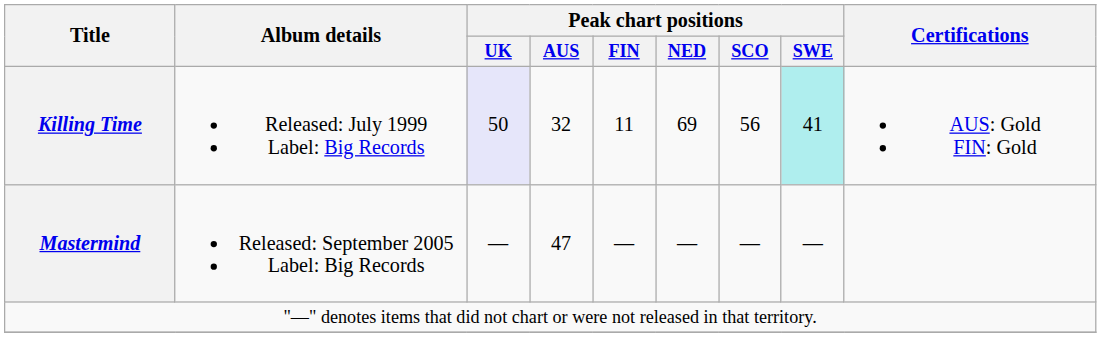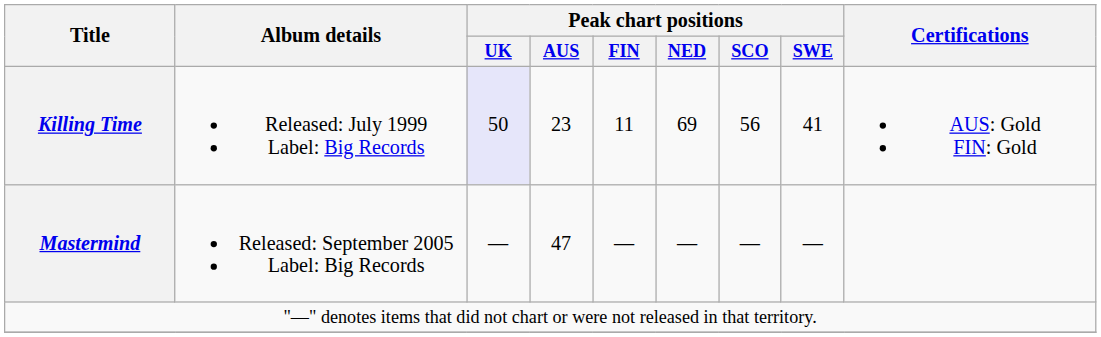(561, 125) 32 -> (561, 125) 23
(813, 125) paleturquoise background -> (813, 125) no background
